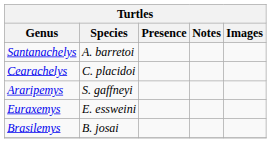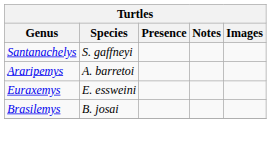(108, 52) A. barretoi -> (107, 52) S. gaffneyi
- row: (37, 71)
(107, 90) S. gaffneyi -> (108, 71) A. barretoi
